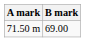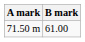(56, 28) 69.00 -> (56, 28) 61.00
